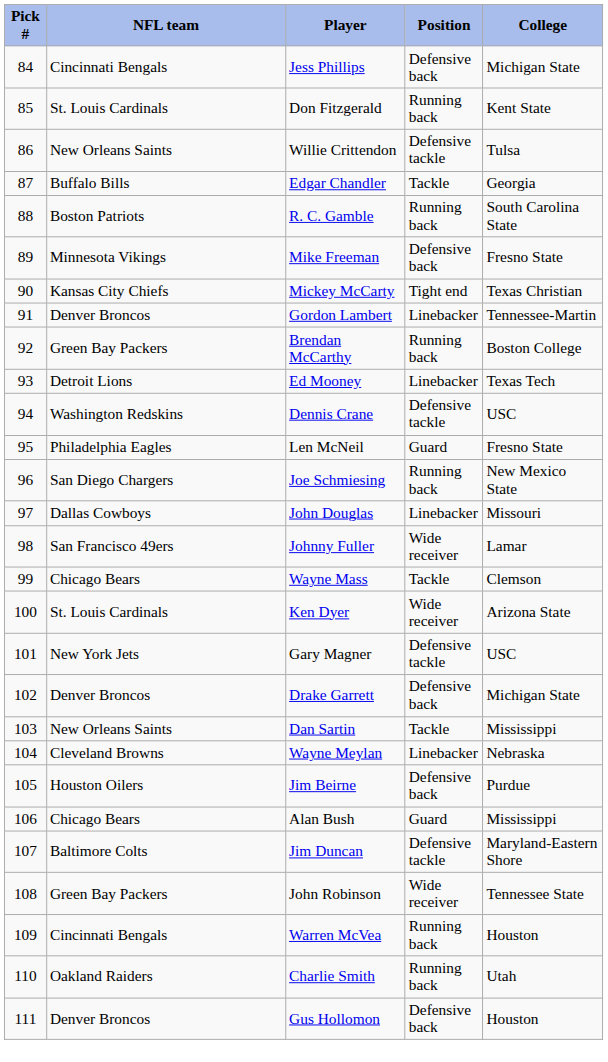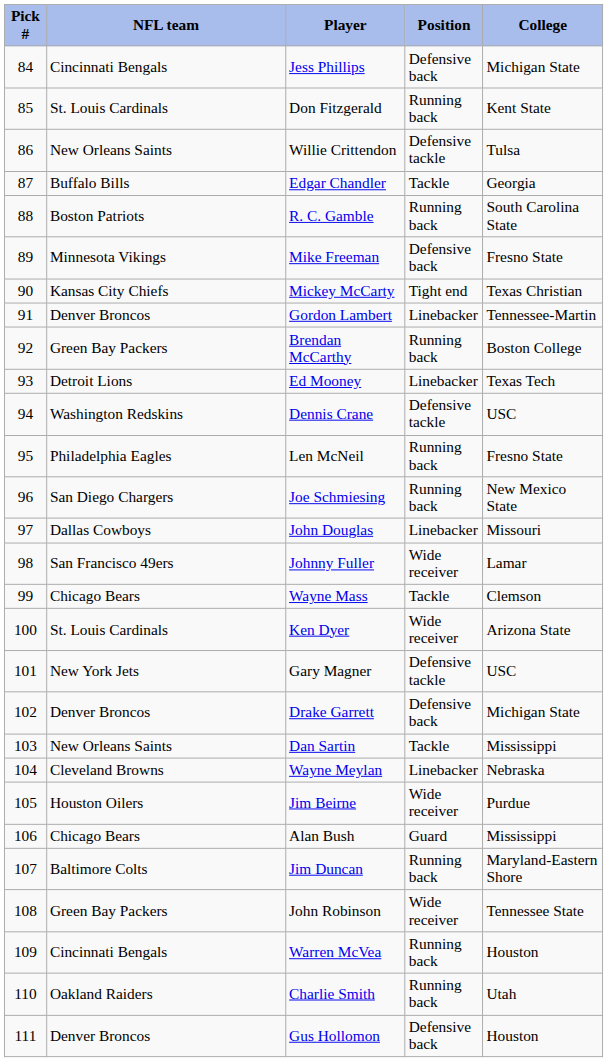(428, 447) Guard -> (435, 455) Running back
(440, 785) Defensive back -> (433, 803) Wide receiver
(440, 851) Defensive tackle -> (435, 869) Running back
